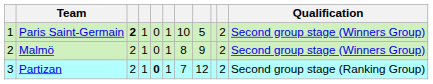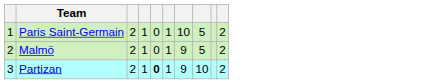- column: (328, 13)
(133, 32) bold -> (133, 32) normal
(184, 50) 8 -> (184, 50) 9
(202, 50) 9 -> (202, 50) 5
(184, 69) 7 -> (184, 69) 9
(202, 69) 12 -> (202, 69) 10
